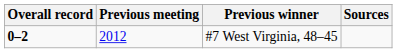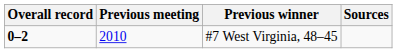(113, 36) 2012 -> (113, 36) 2010
